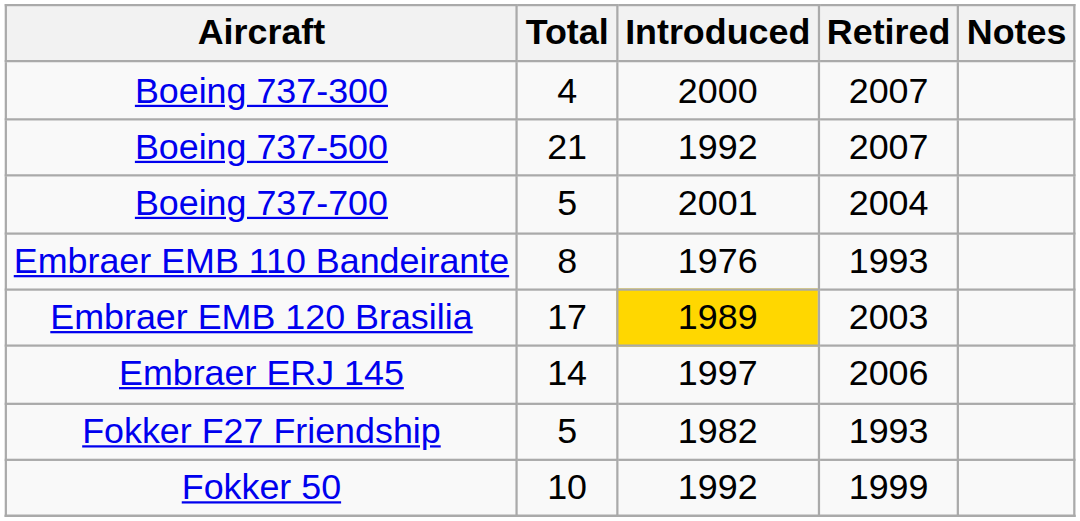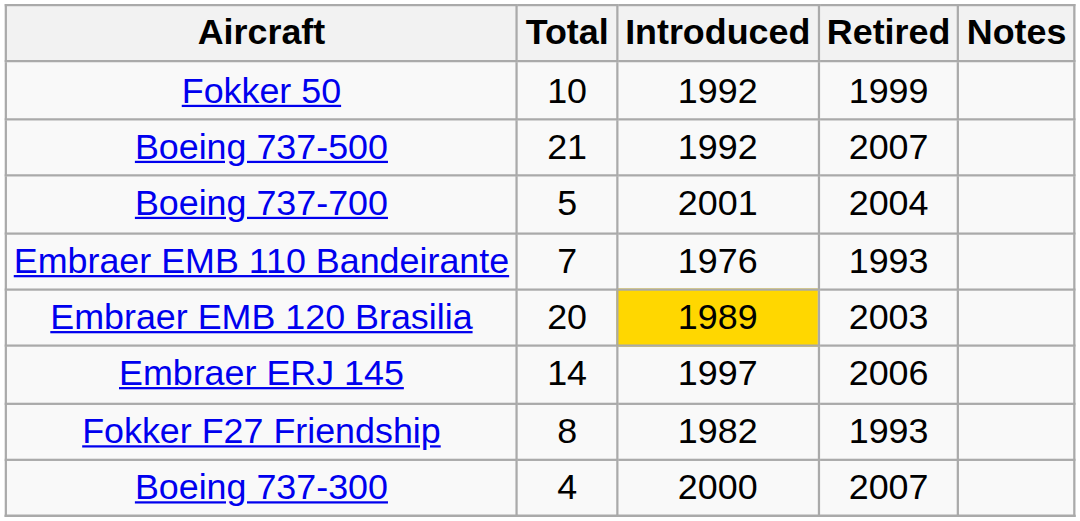rows swapped: (261, 89) <-> (261, 487)
(567, 260) 8 -> (567, 260) 7
(567, 317) 17 -> (567, 317) 20
(567, 430) 5 -> (567, 430) 8
